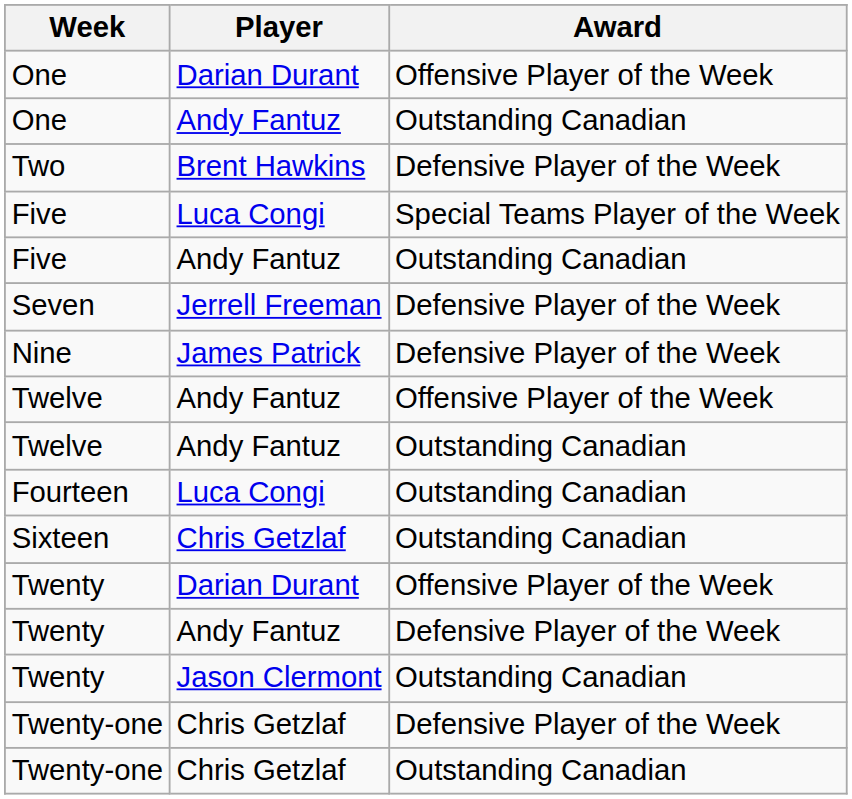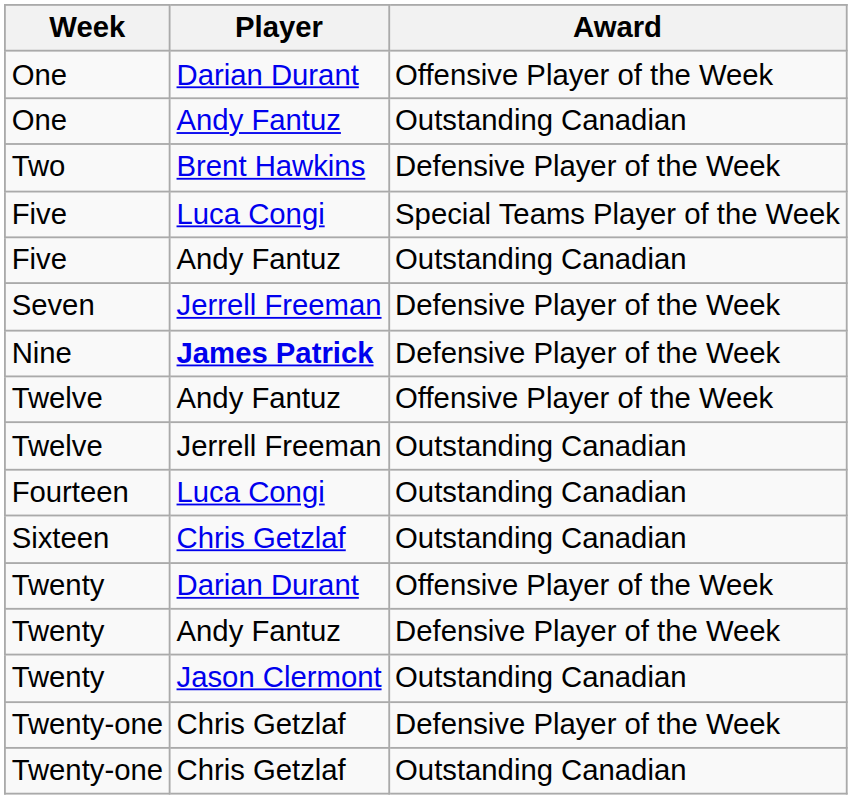(268, 352) normal -> (275, 352) bold
(259, 445) Andy Fantuz -> (279, 445) Jerrell Freeman
